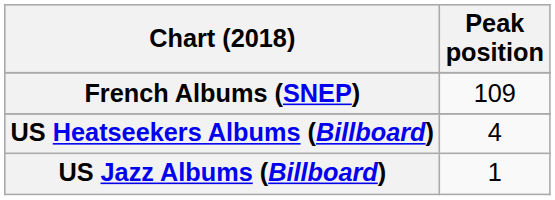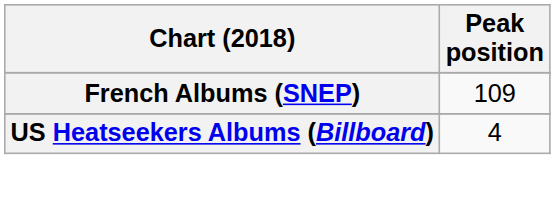- row: (222, 173)
